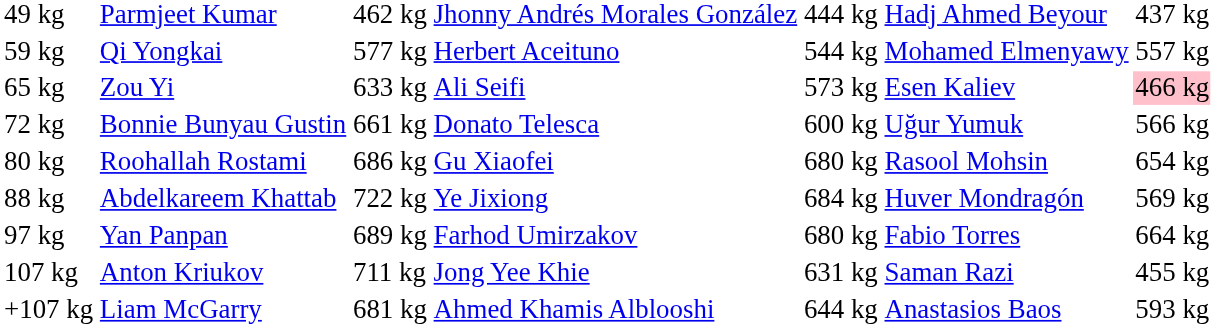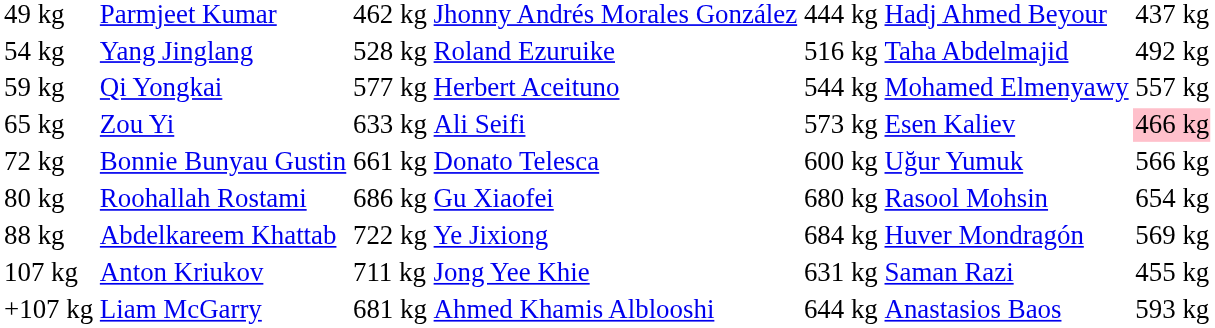+ row: (34, 50)
- row: (34, 235)
